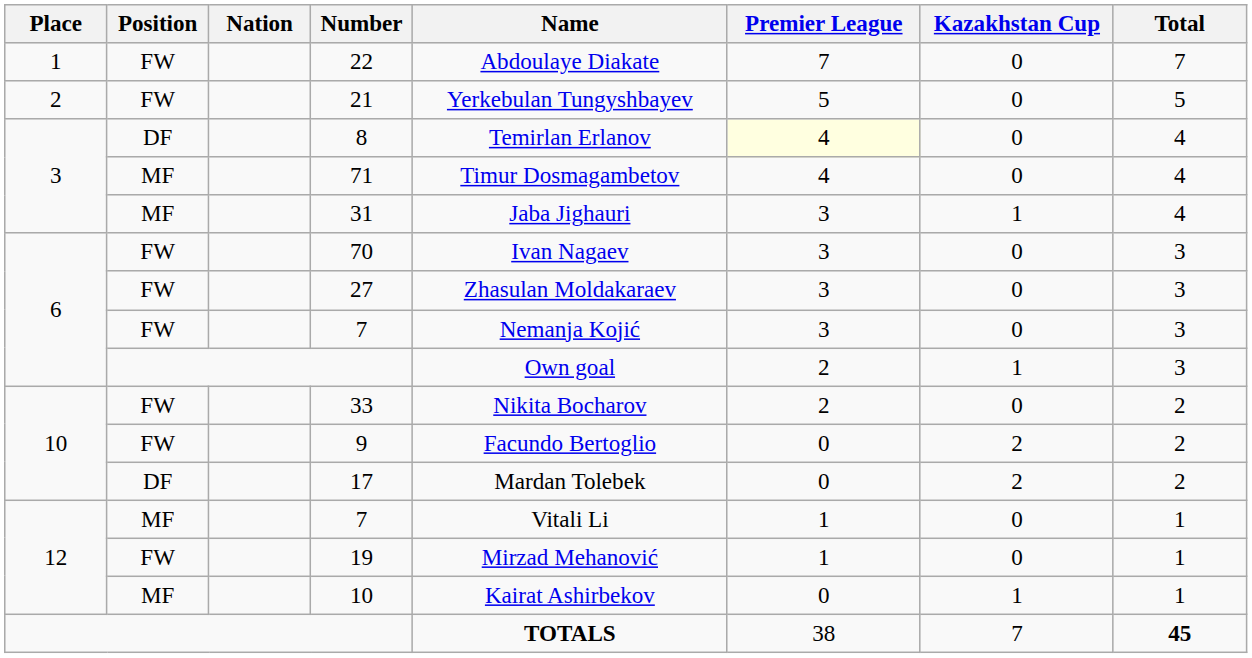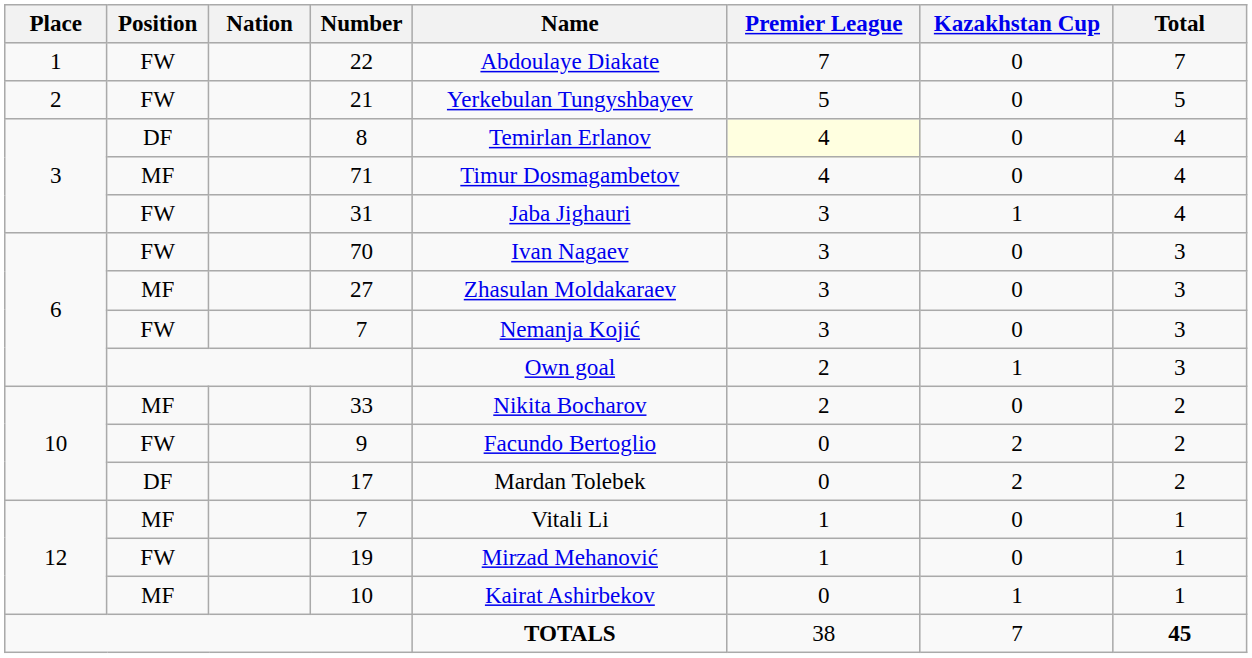(158, 214) MF -> (158, 214) FW
(158, 290) FW -> (158, 290) MF
(158, 404) FW -> (158, 404) MF
